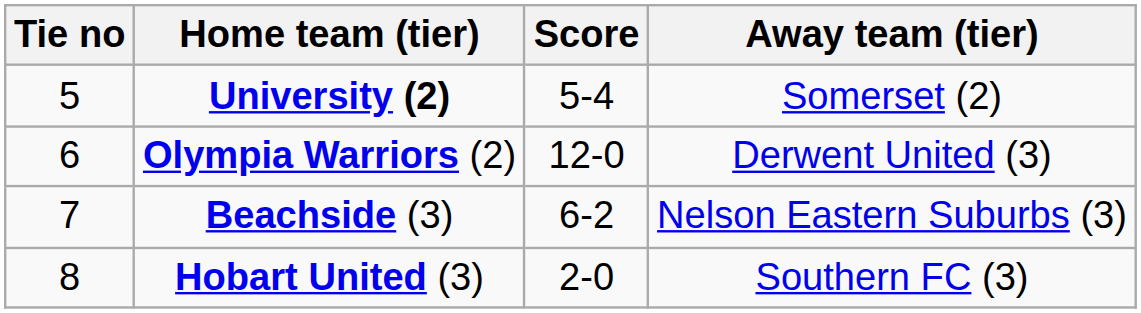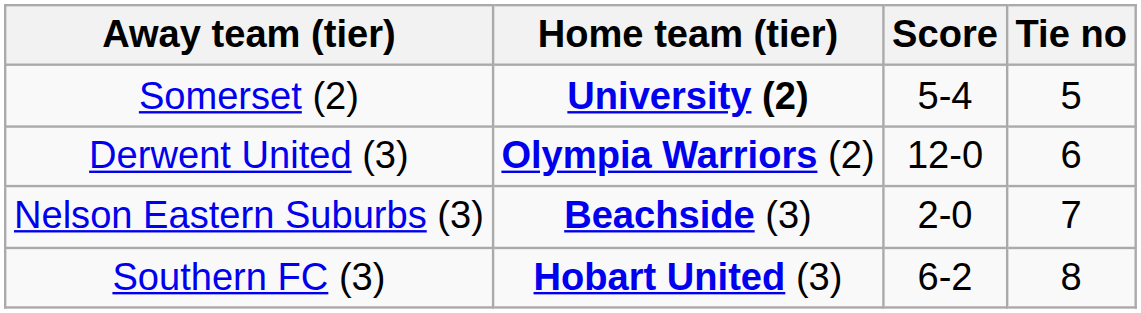columns swapped: (70, 34) <-> (892, 34)
(587, 215) 6-2 -> (945, 215) 2-0
(587, 276) 2-0 -> (945, 276) 6-2
